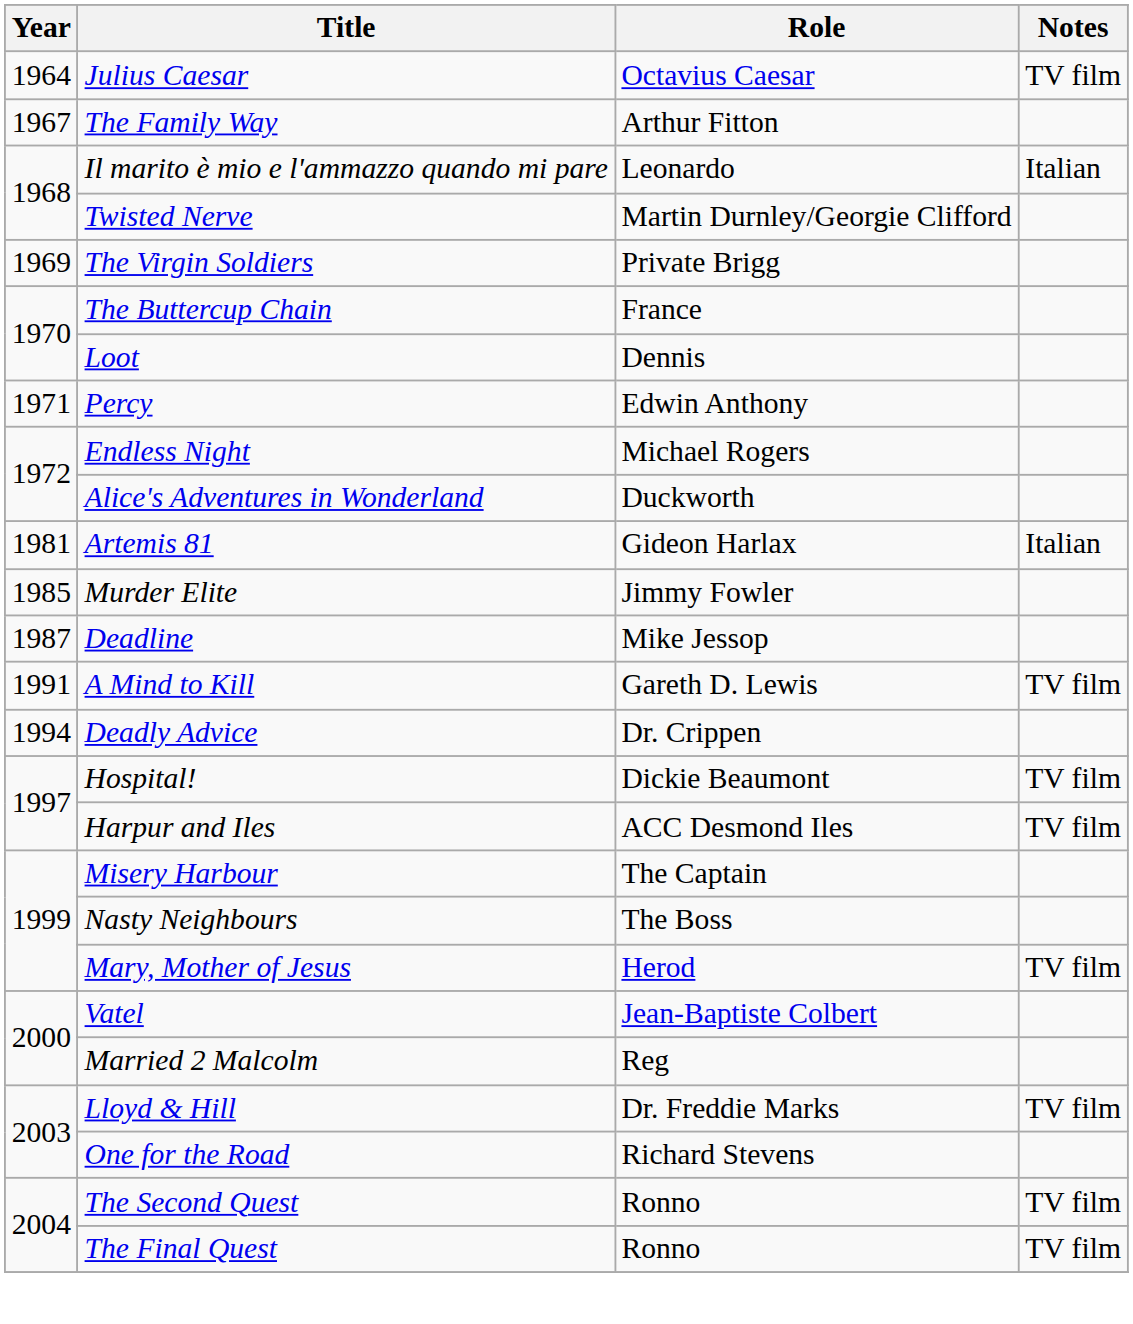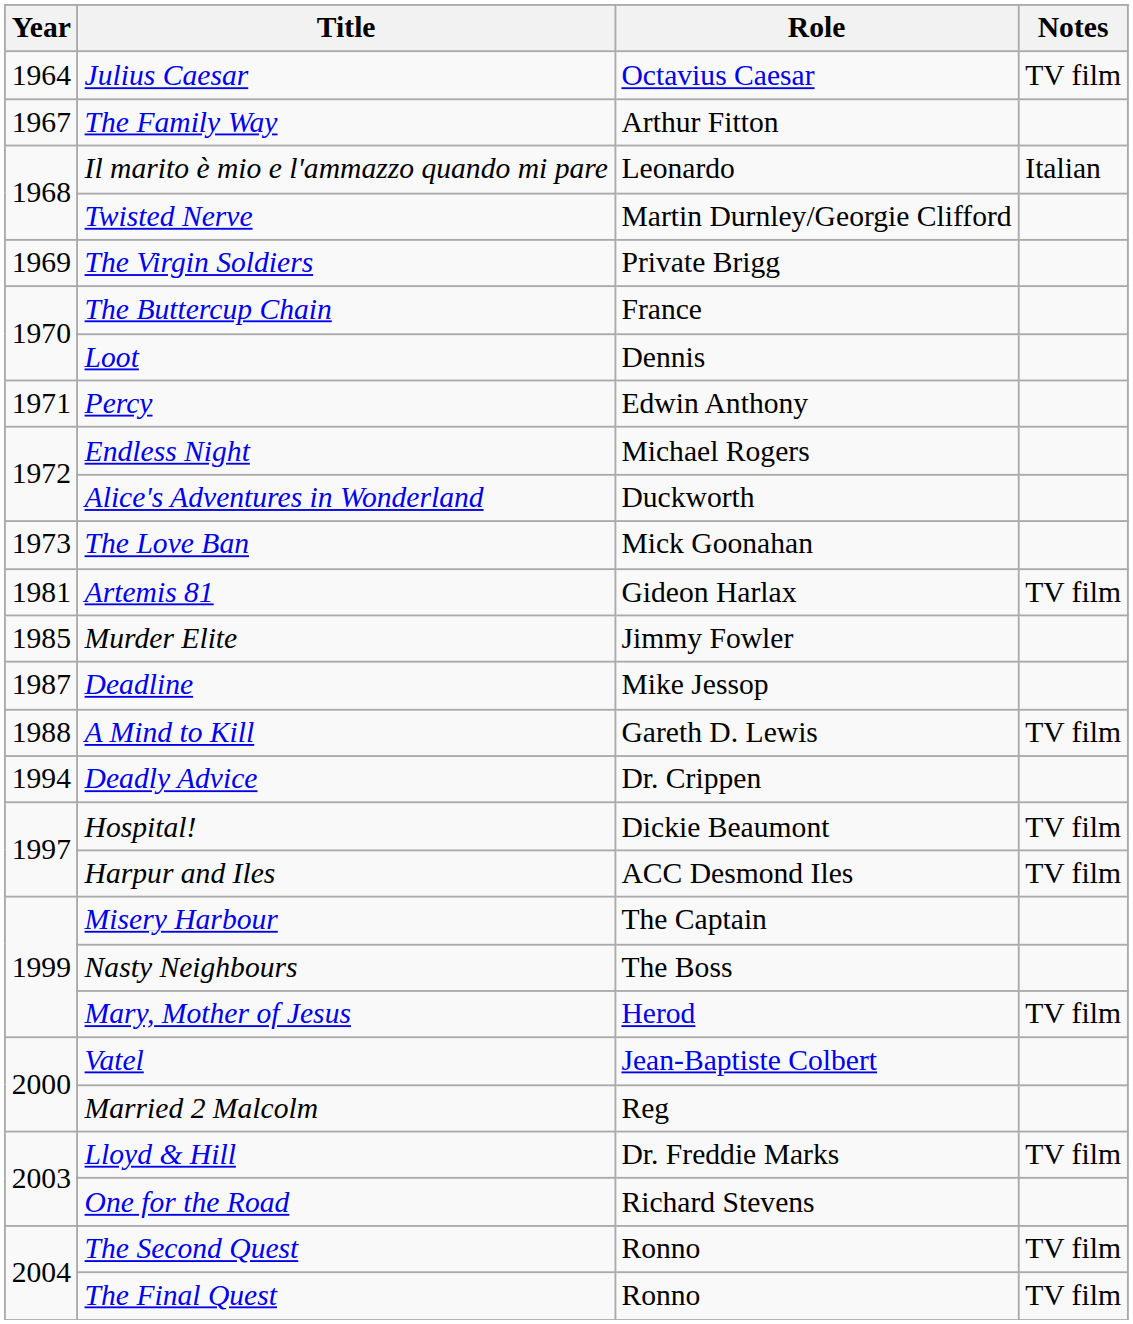+ row: (167, 544)
(1063, 544) Italian -> (1073, 591) TV film
(41, 685) 1991 -> (41, 732) 1988
